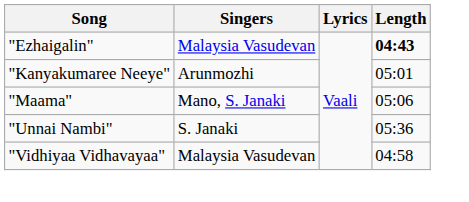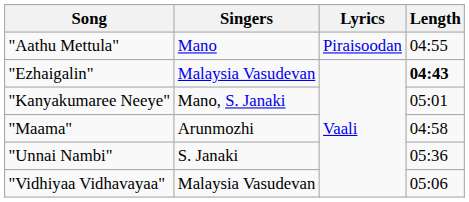+ row: (64, 46)
(216, 73) Arunmozhi -> (232, 101) Mano, S. Janaki
(232, 101) Mano, S. Janaki -> (216, 128) Arunmozhi
(394, 101) 05:06 -> (429, 128) 04:58
(394, 156) 04:58 -> (429, 183) 05:06
